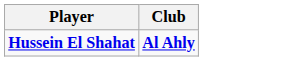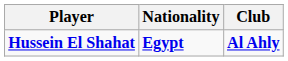+ column: (181, 17)
